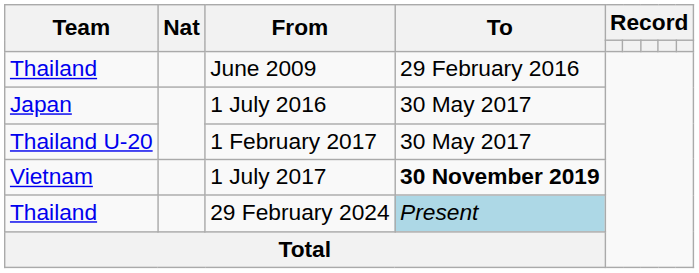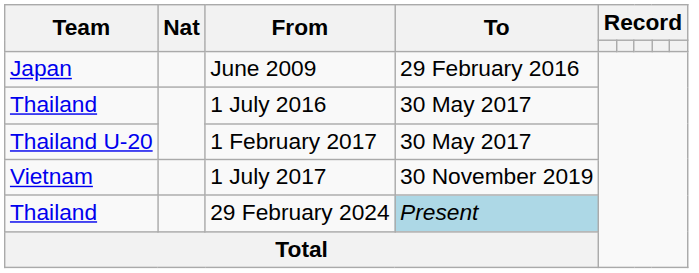(54, 69) Thailand -> (41, 69) Japan
(41, 105) Japan -> (54, 105) Thailand
(500, 177) bold -> (497, 177) normal
